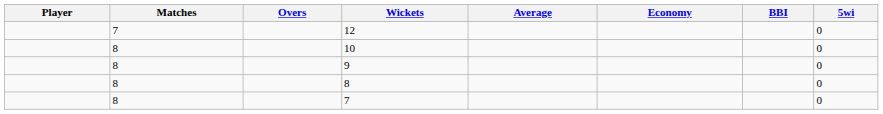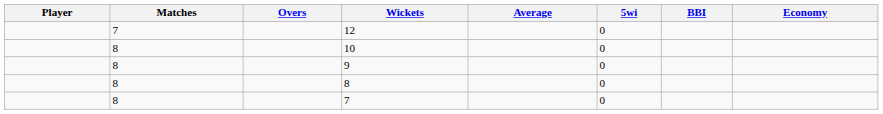columns swapped: (670, 13) <-> (846, 13)
